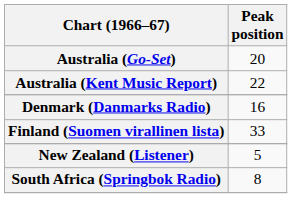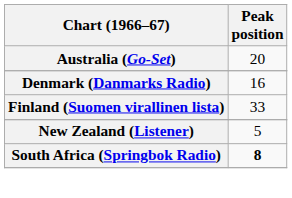- row: (116, 82)
(257, 180) normal -> (257, 155) bold
